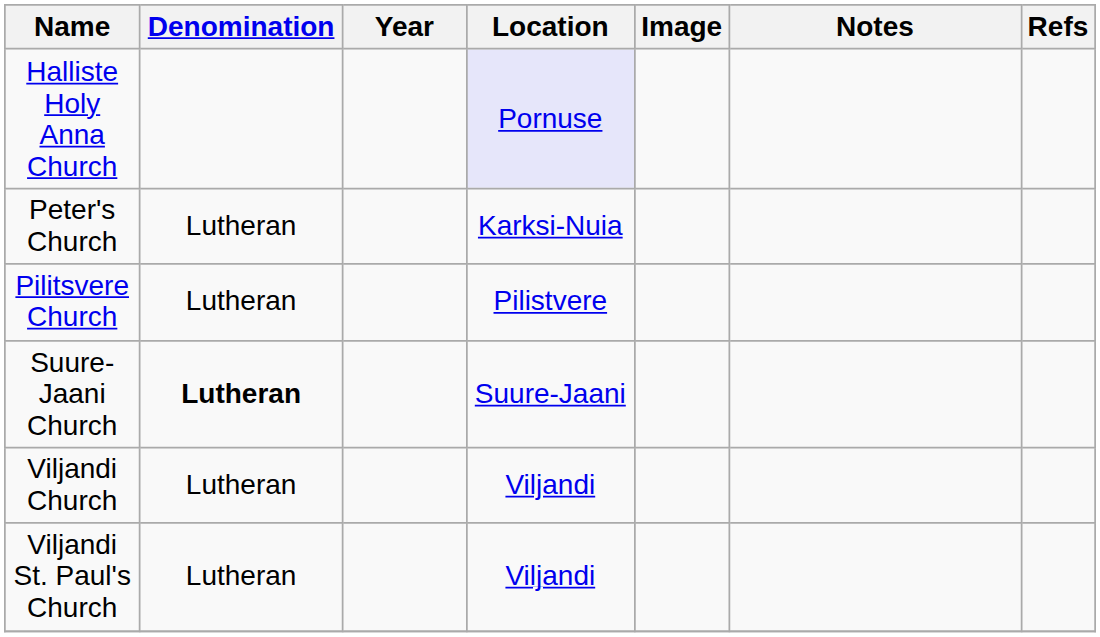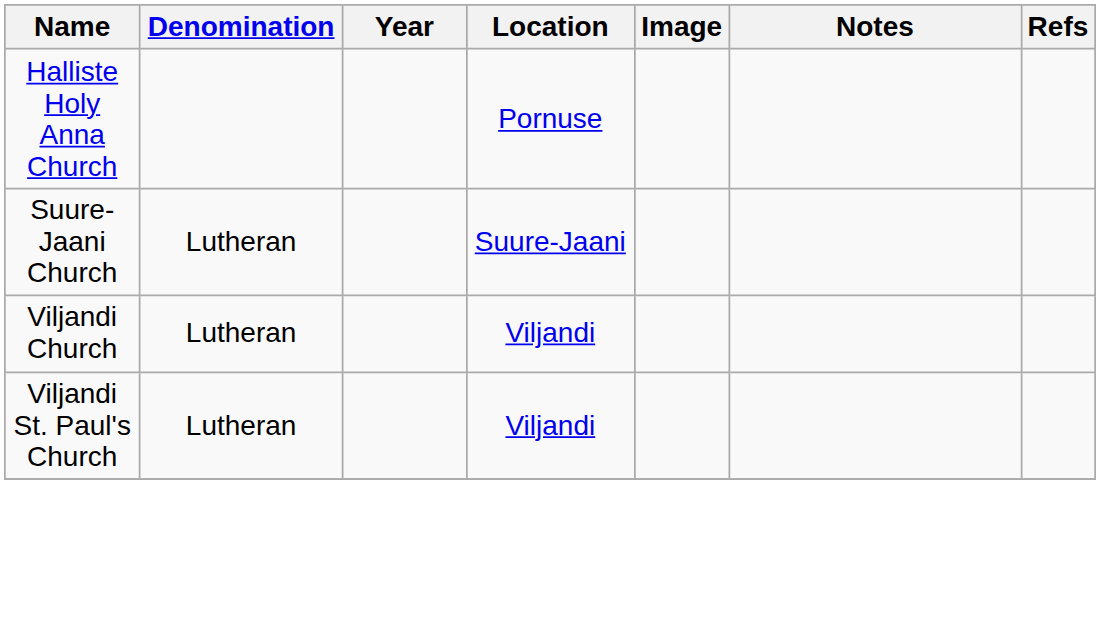(550, 118) lavender background -> (550, 118) no background
- row: (72, 225)
- row: (72, 301)
(241, 393) bold -> (241, 241) normal
